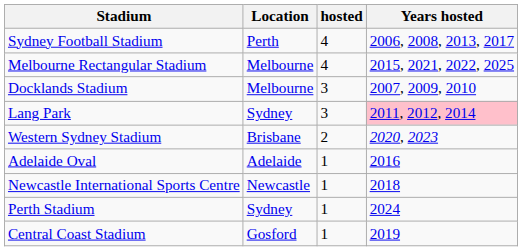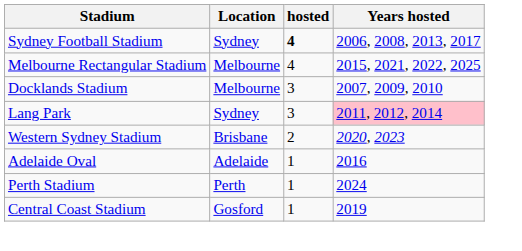(263, 40) Perth -> (236, 40) Sydney
(324, 40) normal -> (291, 40) bold
- row: (124, 185)
(270, 209) Sydney -> (229, 185) Perth
